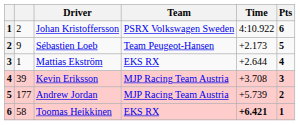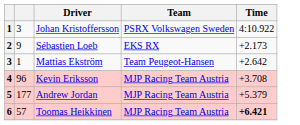- column: (286, 12)
(19, 29) 2 -> (19, 29) 3
(169, 46) Team Peugeot-Hansen -> (141, 46) EKS RX
(141, 62) EKS RX -> (169, 62) Team Peugeot-Hansen
(253, 62) +2.644 -> (253, 62) +2.642
(21, 79) 39 -> (21, 79) 96
(253, 95) +5.739 -> (253, 95) +5.379
(21, 112) 58 -> (21, 112) 57
(141, 112) EKS RX -> (176, 112) MJP Racing Team Austria
